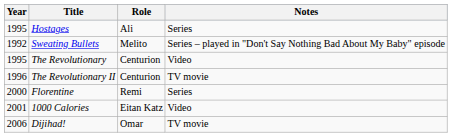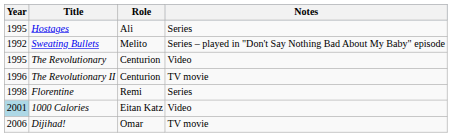(17, 92) 2000 -> (17, 92) 1998
(17, 108) no background -> (17, 108) lightblue background
